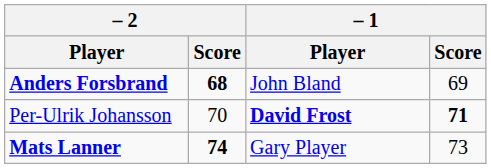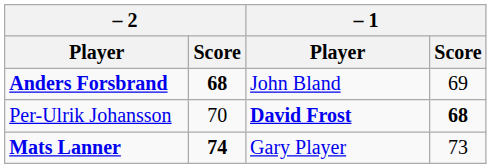(458, 115) 71 -> (458, 115) 68
